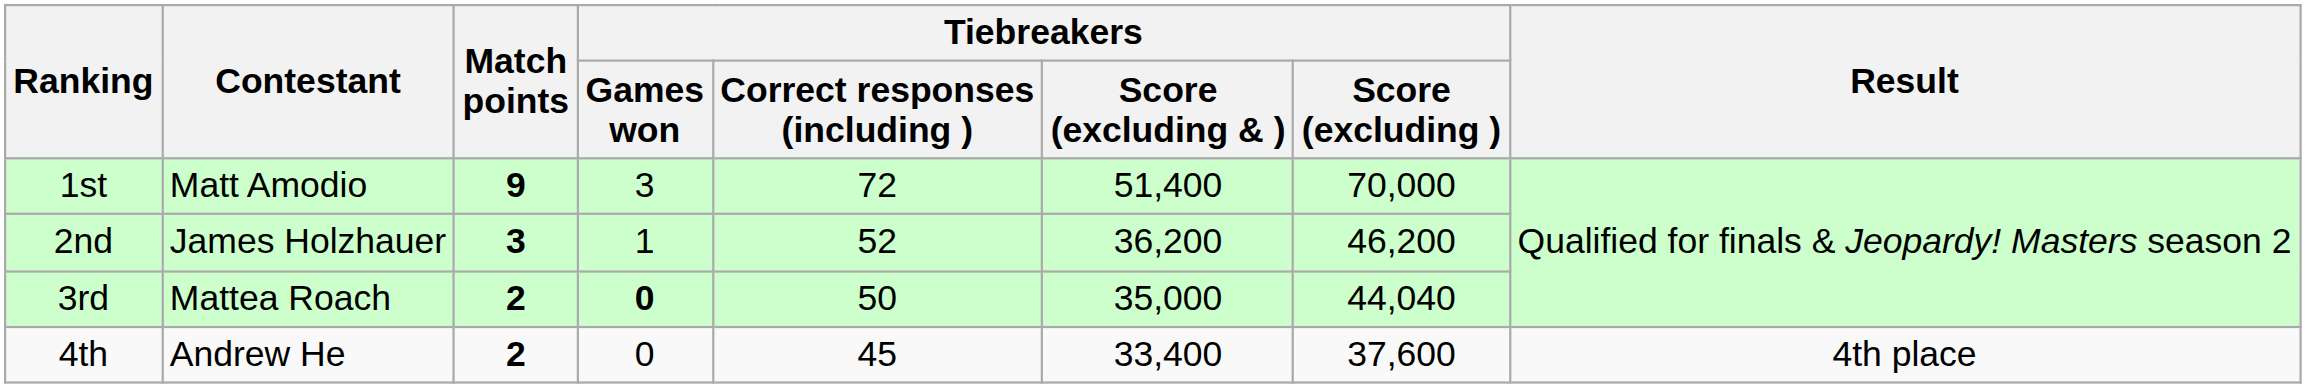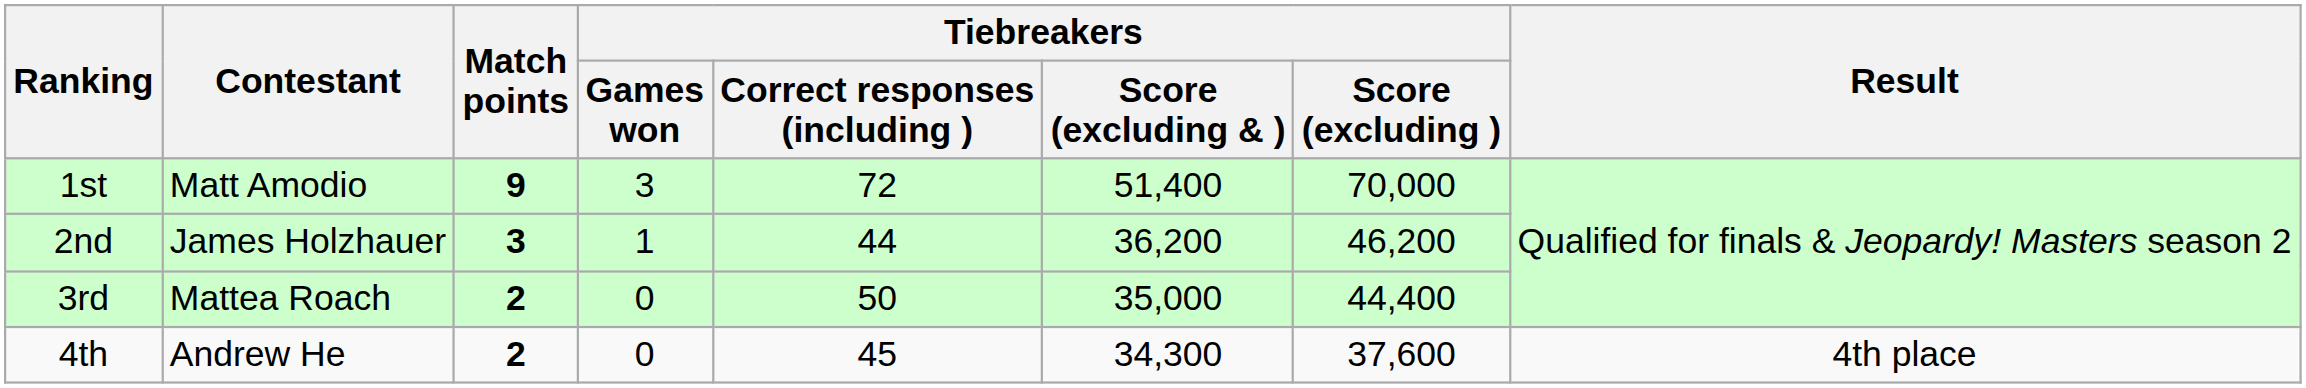(877, 241) 52 -> (877, 241) 44
(645, 297) bold -> (645, 297) normal
(1401, 297) 44,040 -> (1401, 297) 44,400
(1168, 354) 33,400 -> (1168, 354) 34,300
